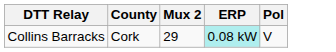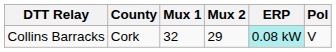+ column: (182, 15)
